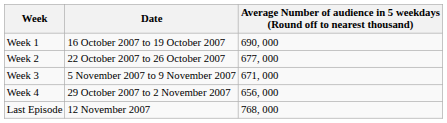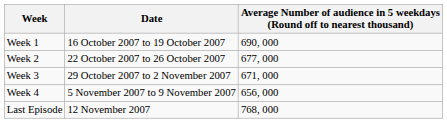(152, 76) 5 November 2007 to 9 November 2007 -> (149, 76) 29 October 2007 to 2 November 2007
(149, 93) 29 October 2007 to 2 November 2007 -> (152, 93) 5 November 2007 to 9 November 2007
